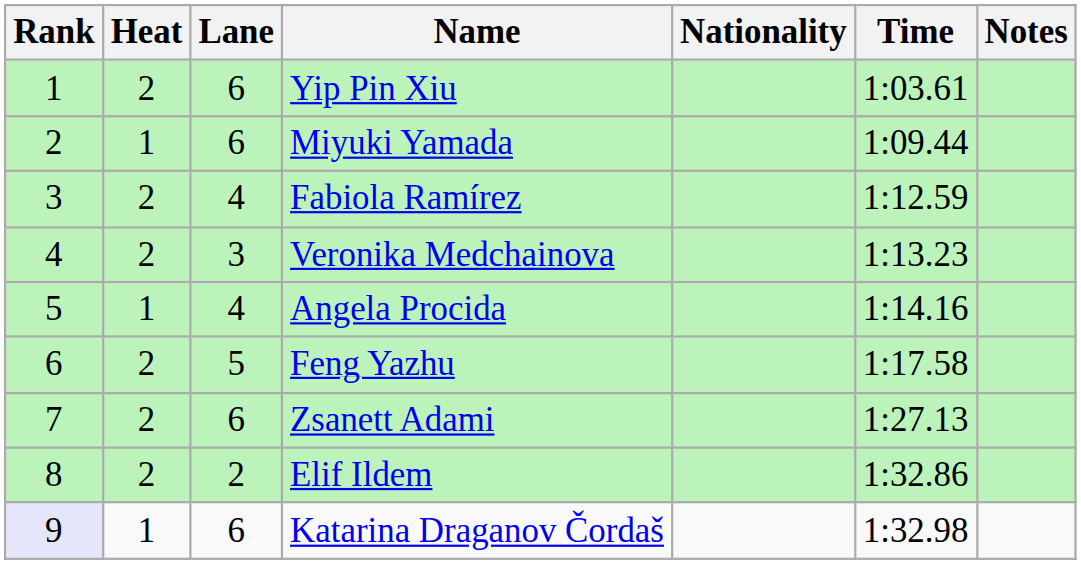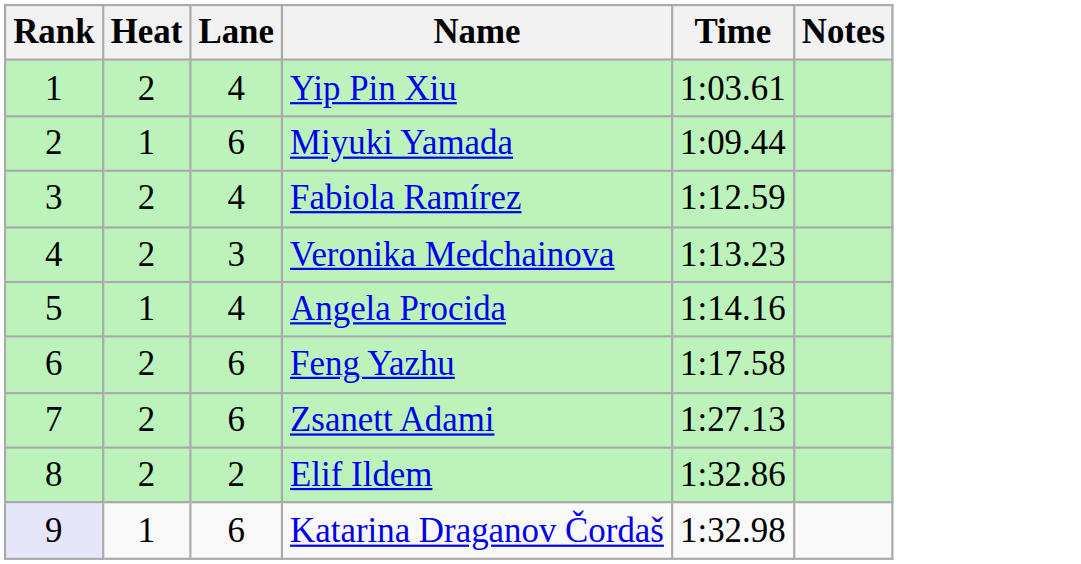- column: (763, 32)
(236, 87) 6 -> (236, 87) 4
(236, 364) 5 -> (236, 364) 6
